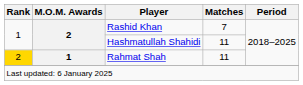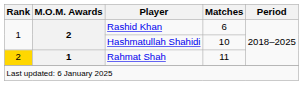(224, 27) 7 -> (224, 27) 6
(224, 42) 11 -> (224, 42) 10
